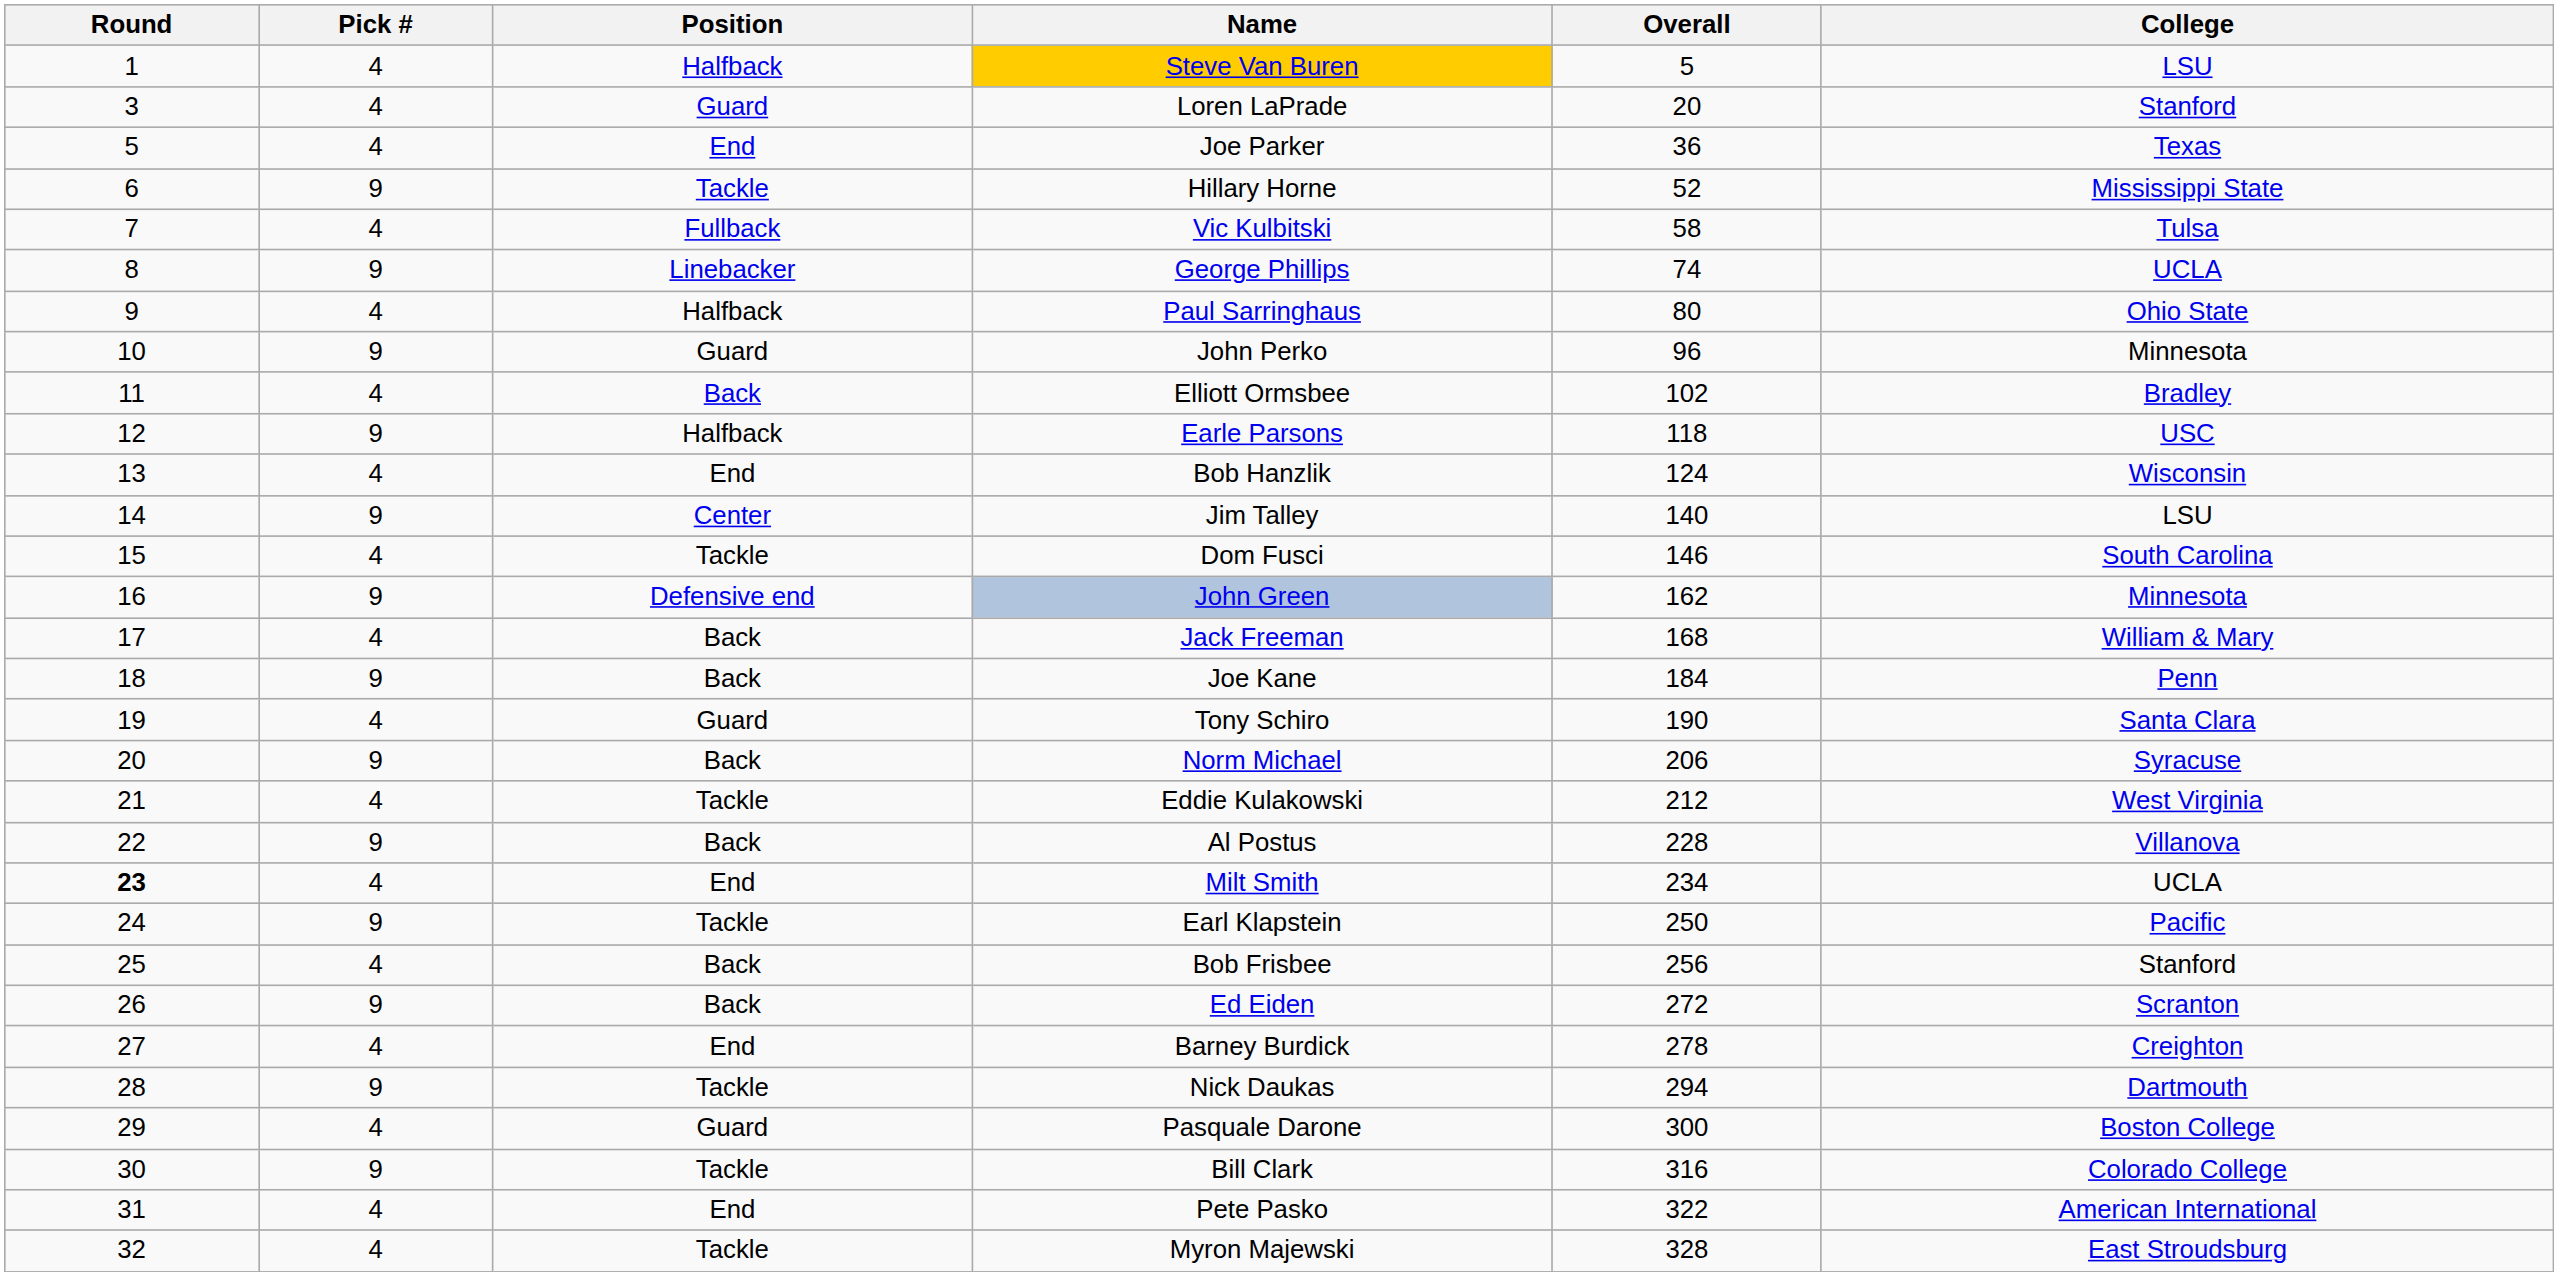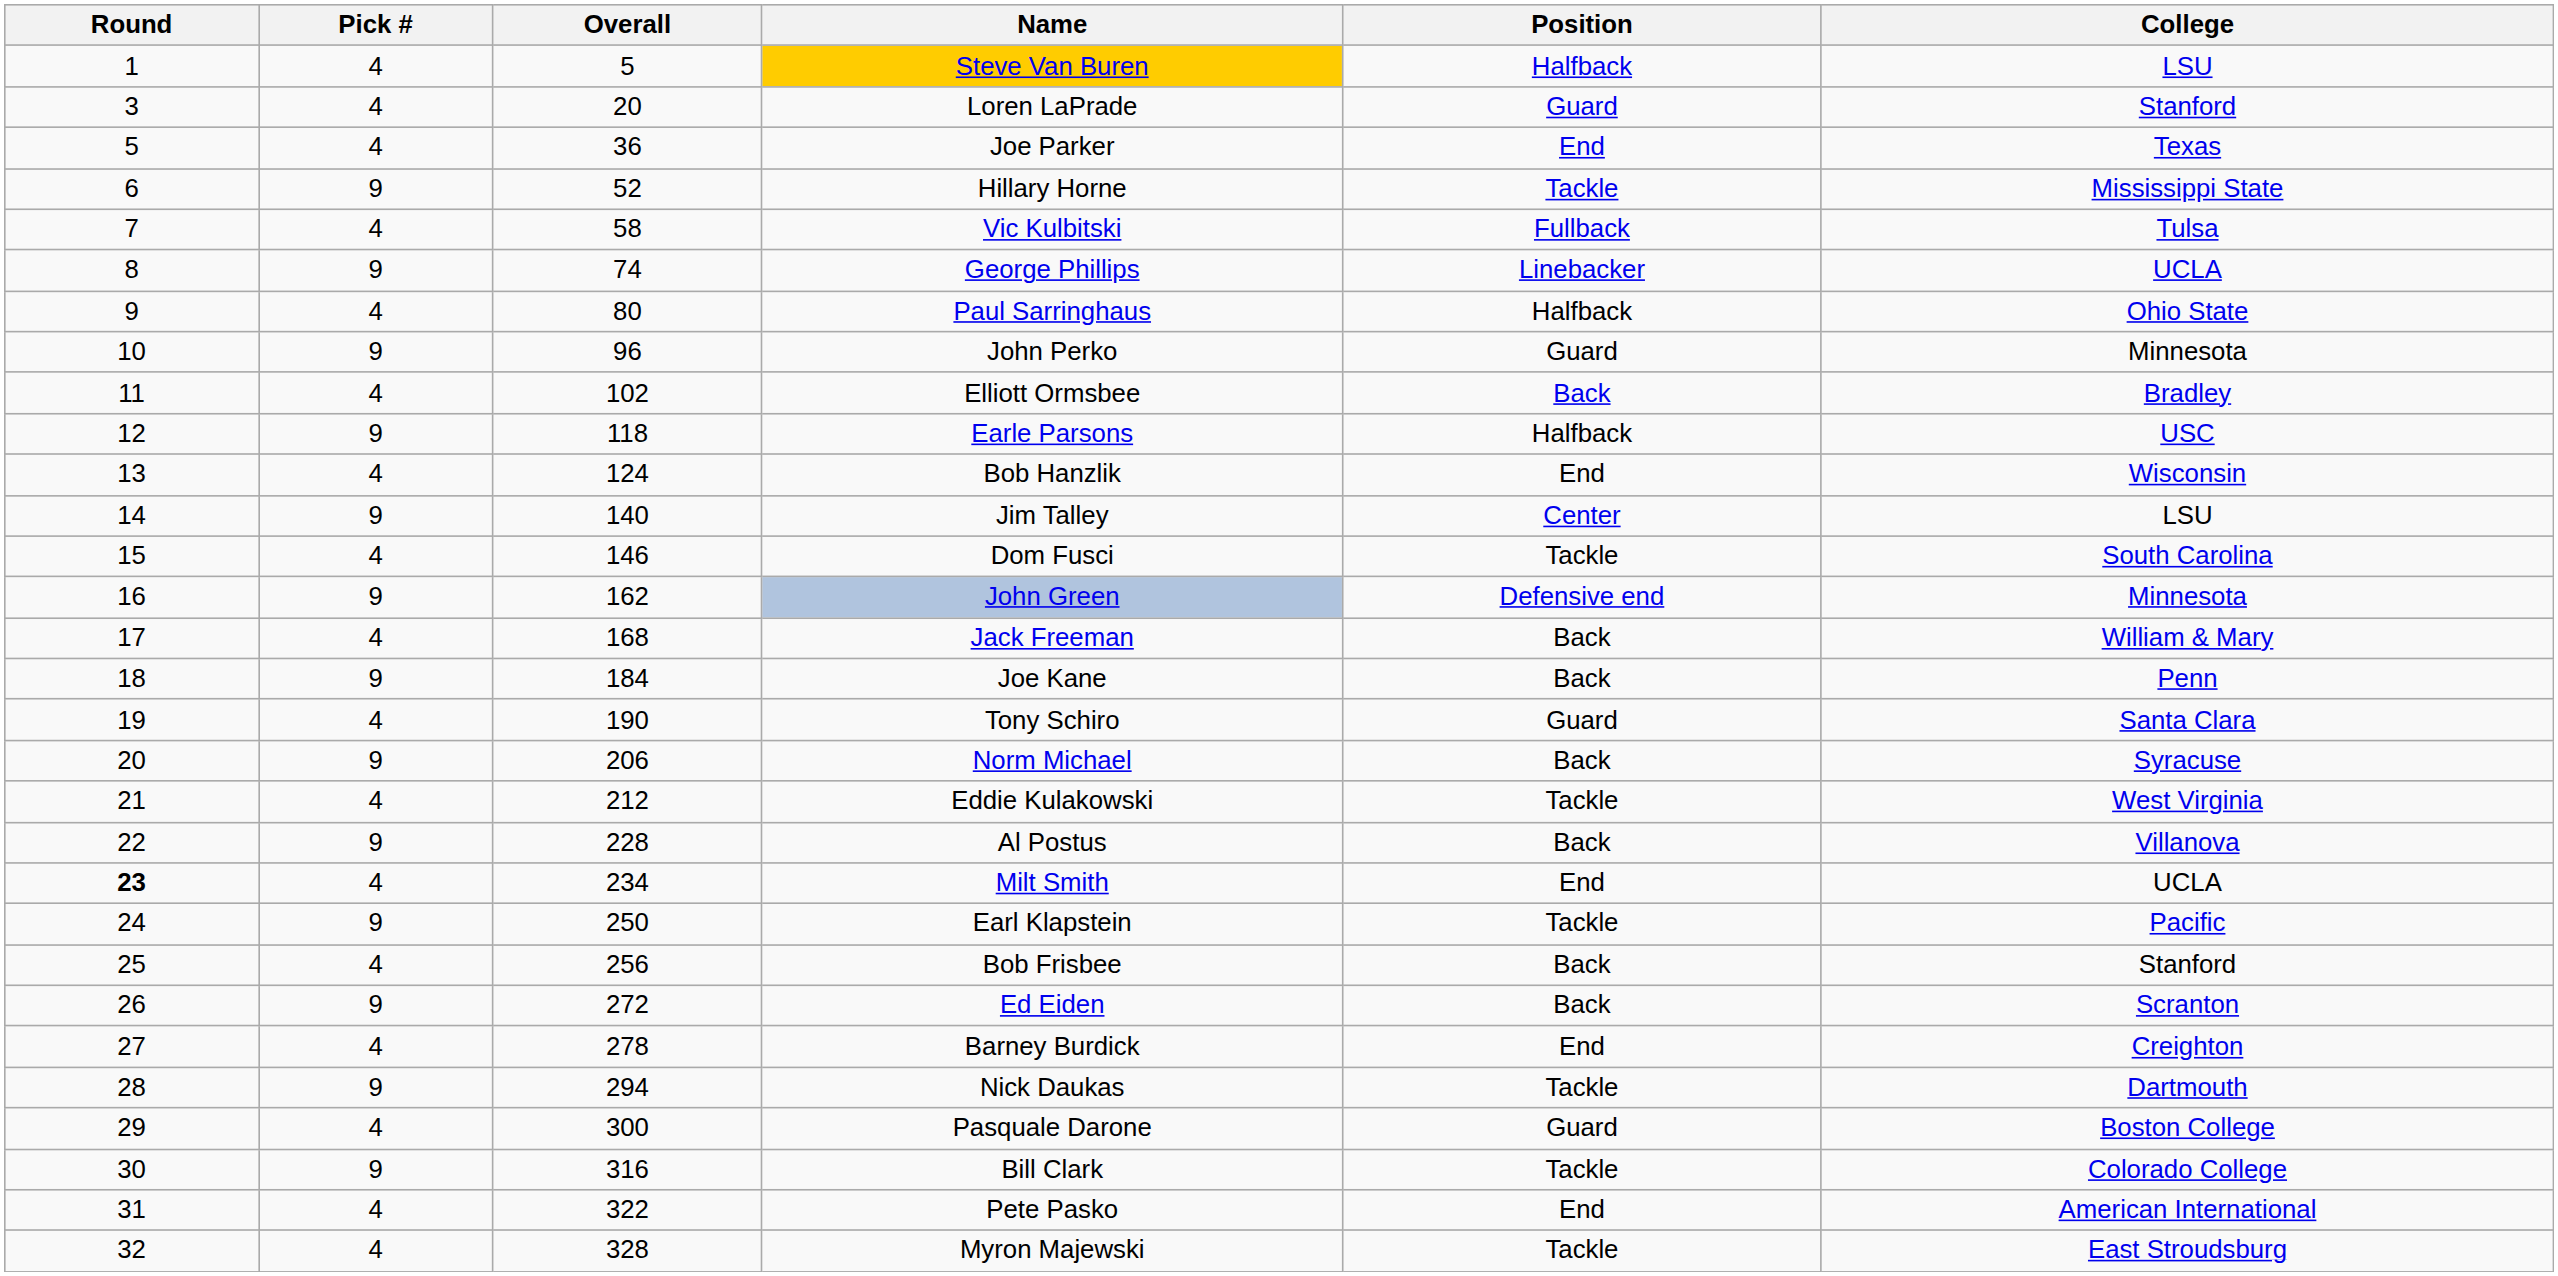columns swapped: (1687, 24) <-> (732, 24)
